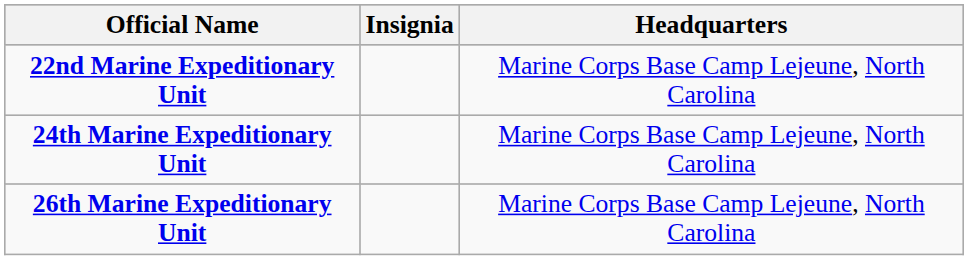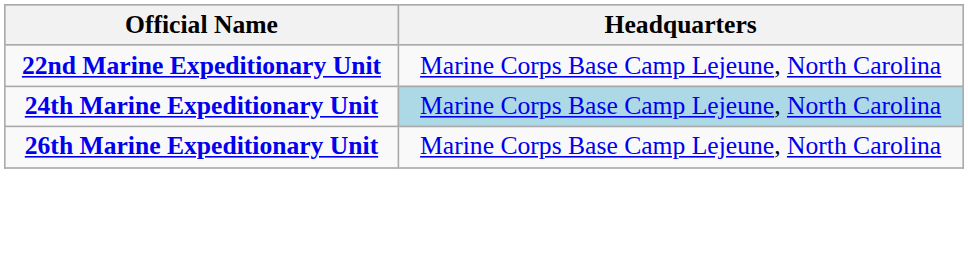- column: (410, 24)
(711, 149) no background -> (681, 106) lightblue background
